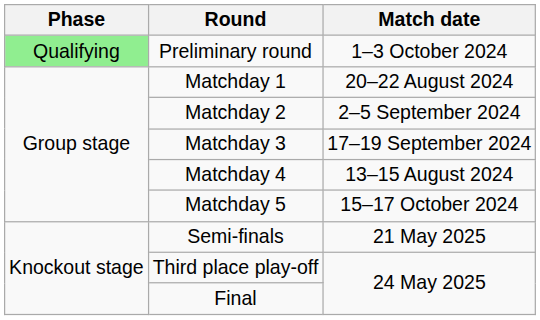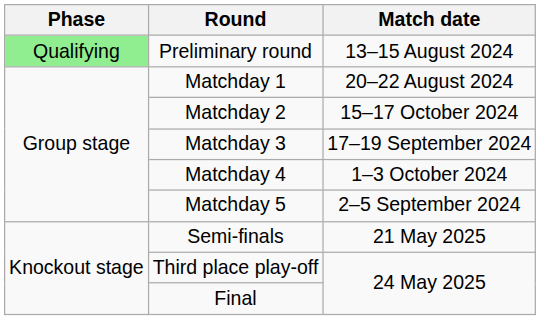(429, 50) 1–3 October 2024 -> (429, 50) 13–15 August 2024
(429, 112) 2–5 September 2024 -> (429, 112) 15–17 October 2024
(429, 174) 13–15 August 2024 -> (429, 174) 1–3 October 2024
(429, 205) 15–17 October 2024 -> (429, 205) 2–5 September 2024
